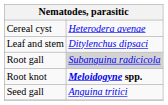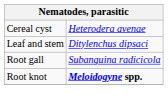(114, 60) lightgrey background -> (114, 60) no background
- row: (25, 92)
